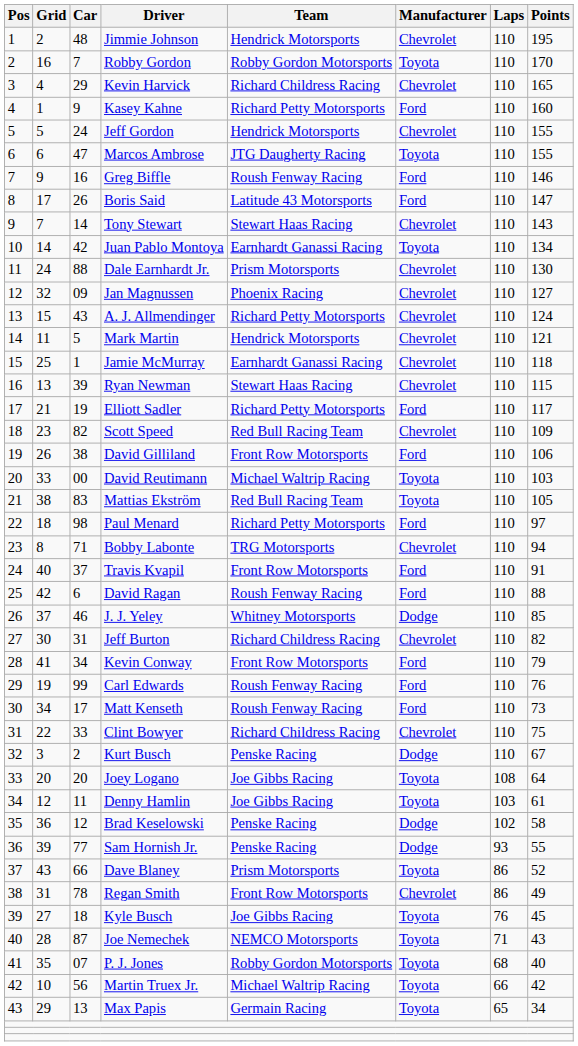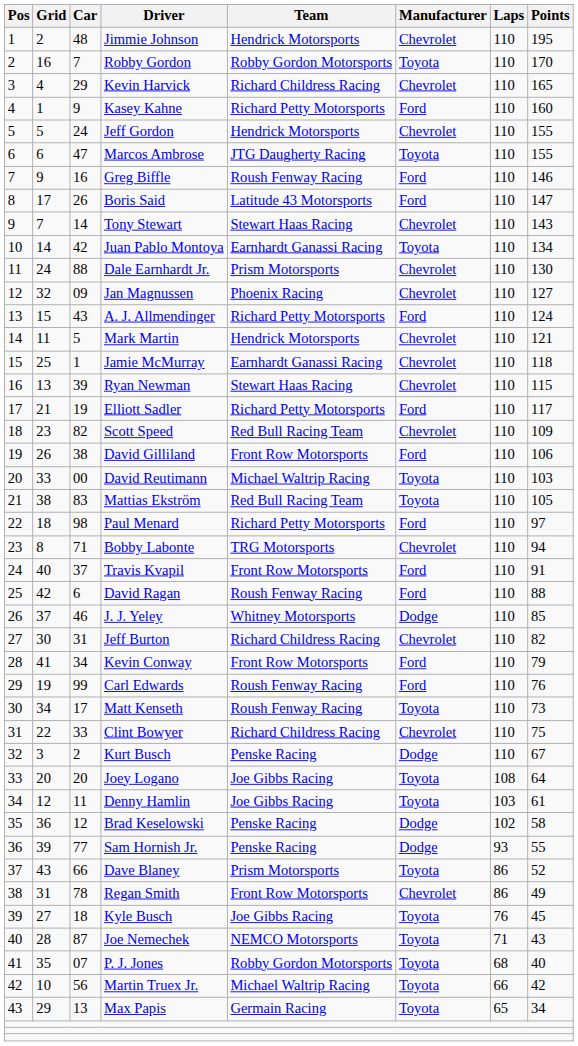(428, 316) Chevrolet -> (413, 316) Ford
(413, 708) Ford -> (419, 708) Toyota
